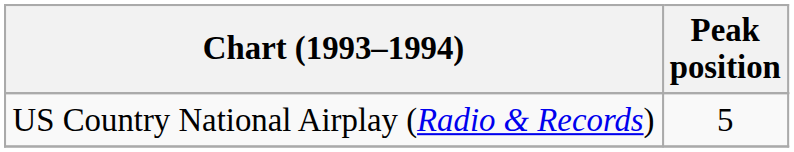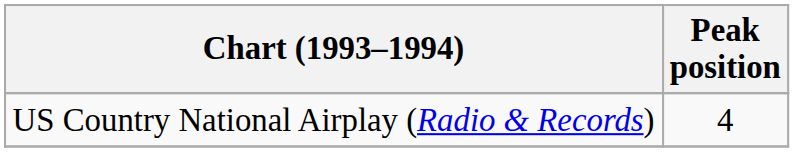(725, 119) 5 -> (725, 119) 4
